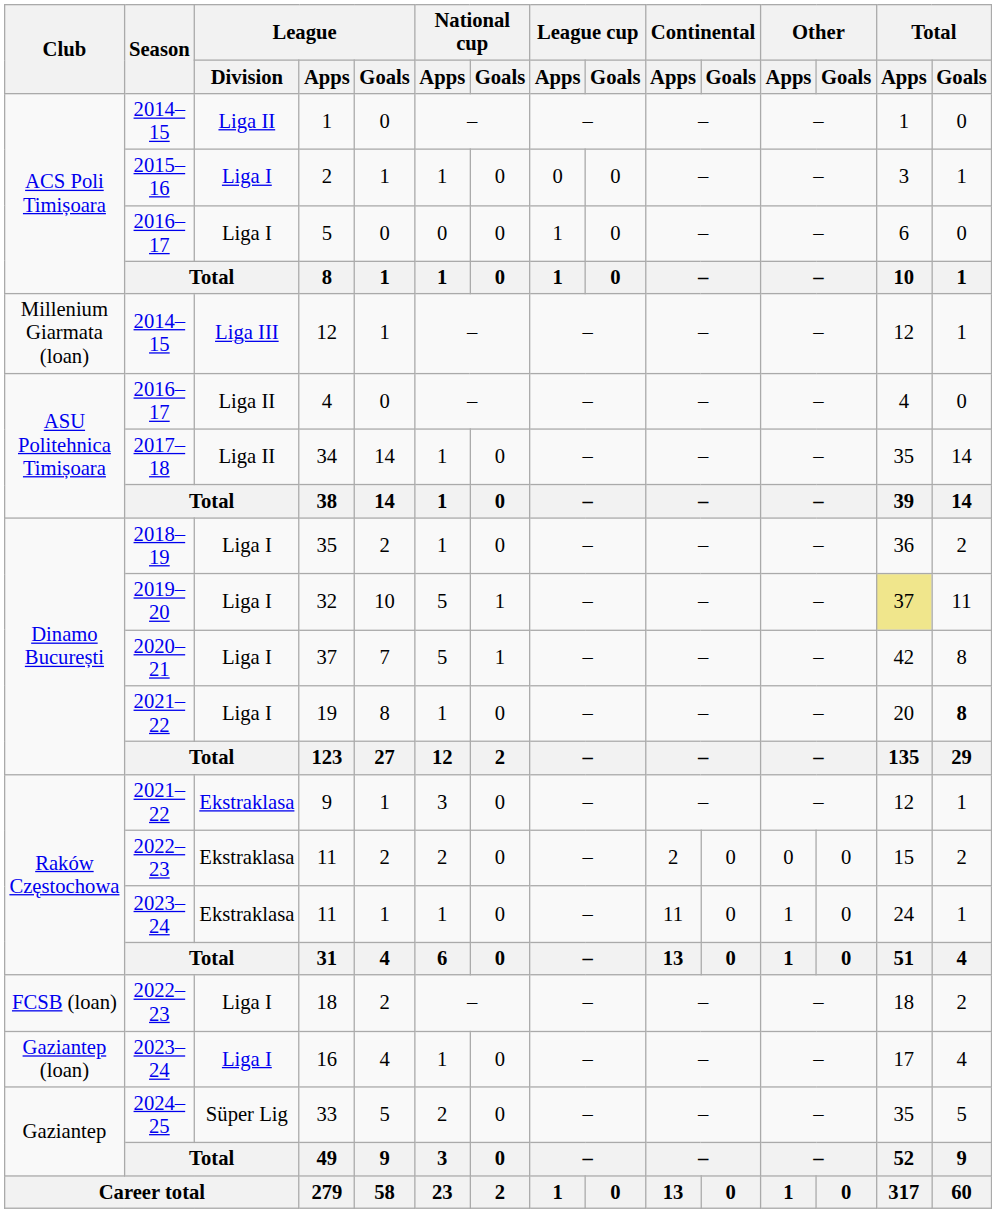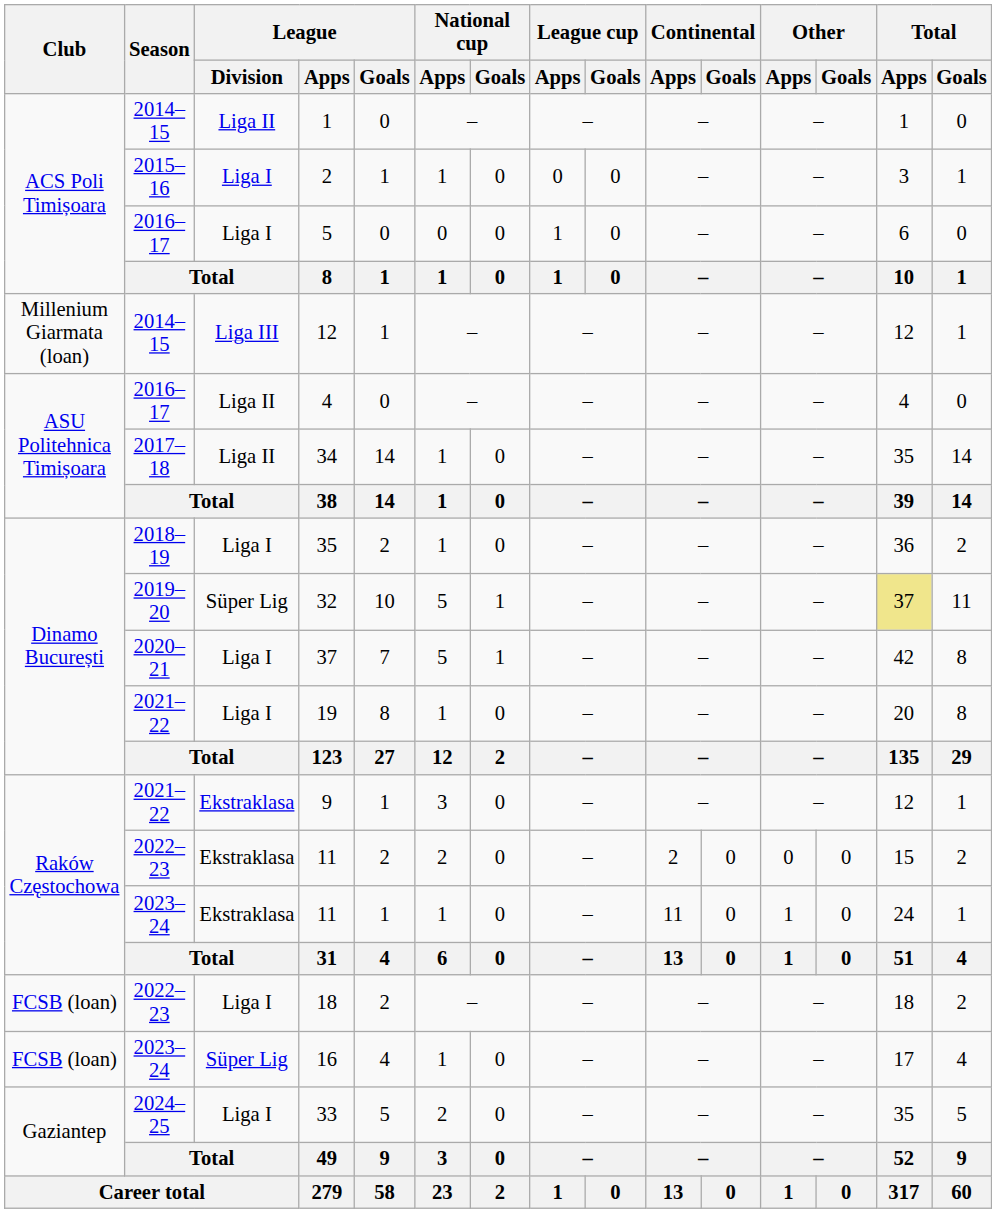(247, 601) Liga I -> (247, 601) Süper Lig
(962, 713) bold -> (962, 713) normal
(64, 1058) Gaziantep (loan) -> (64, 1058) FCSB (loan)
(247, 1058) Liga I -> (247, 1058) Süper Lig
(247, 1114) Süper Lig -> (247, 1114) Liga I
